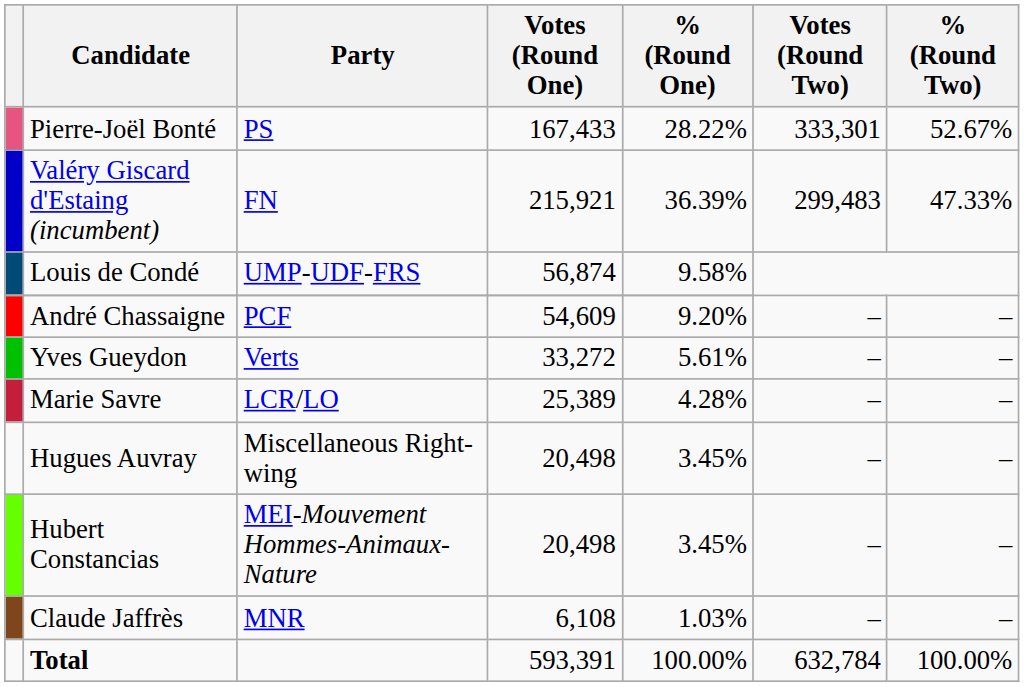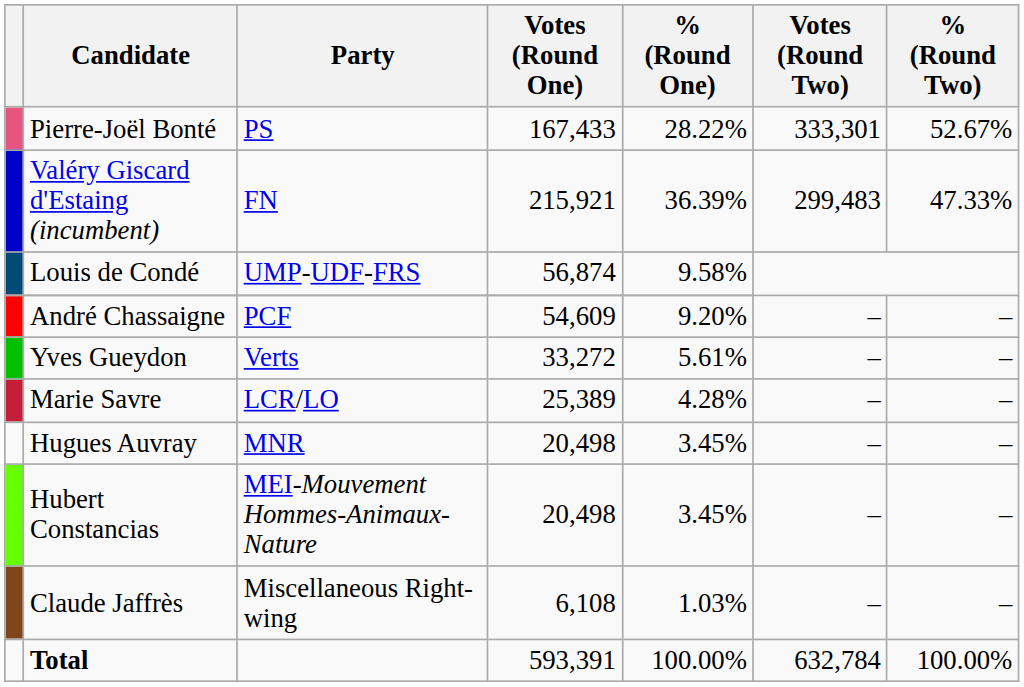(358, 457) Miscellaneous Right-wing -> (274, 442) MNR
(274, 617) MNR -> (358, 602) Miscellaneous Right-wing
